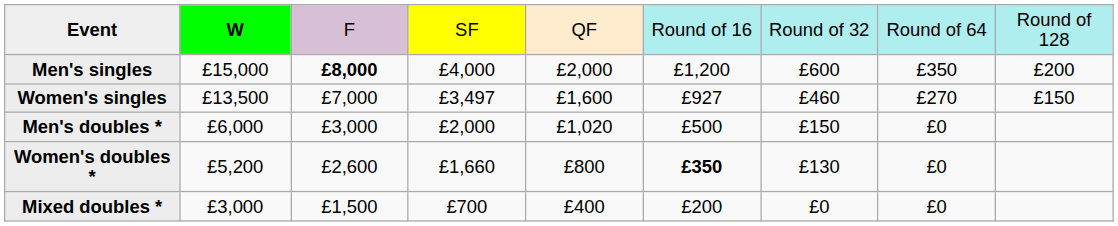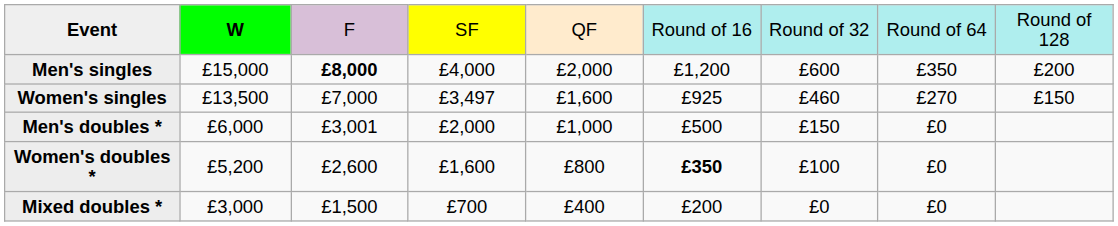(702, 98) £927 -> (702, 98) £925
(349, 127) £3,000 -> (349, 127) £3,001
(584, 127) £1,020 -> (584, 127) £1,000
(467, 167) £1,660 -> (467, 167) £1,600
(819, 167) £130 -> (819, 167) £100
